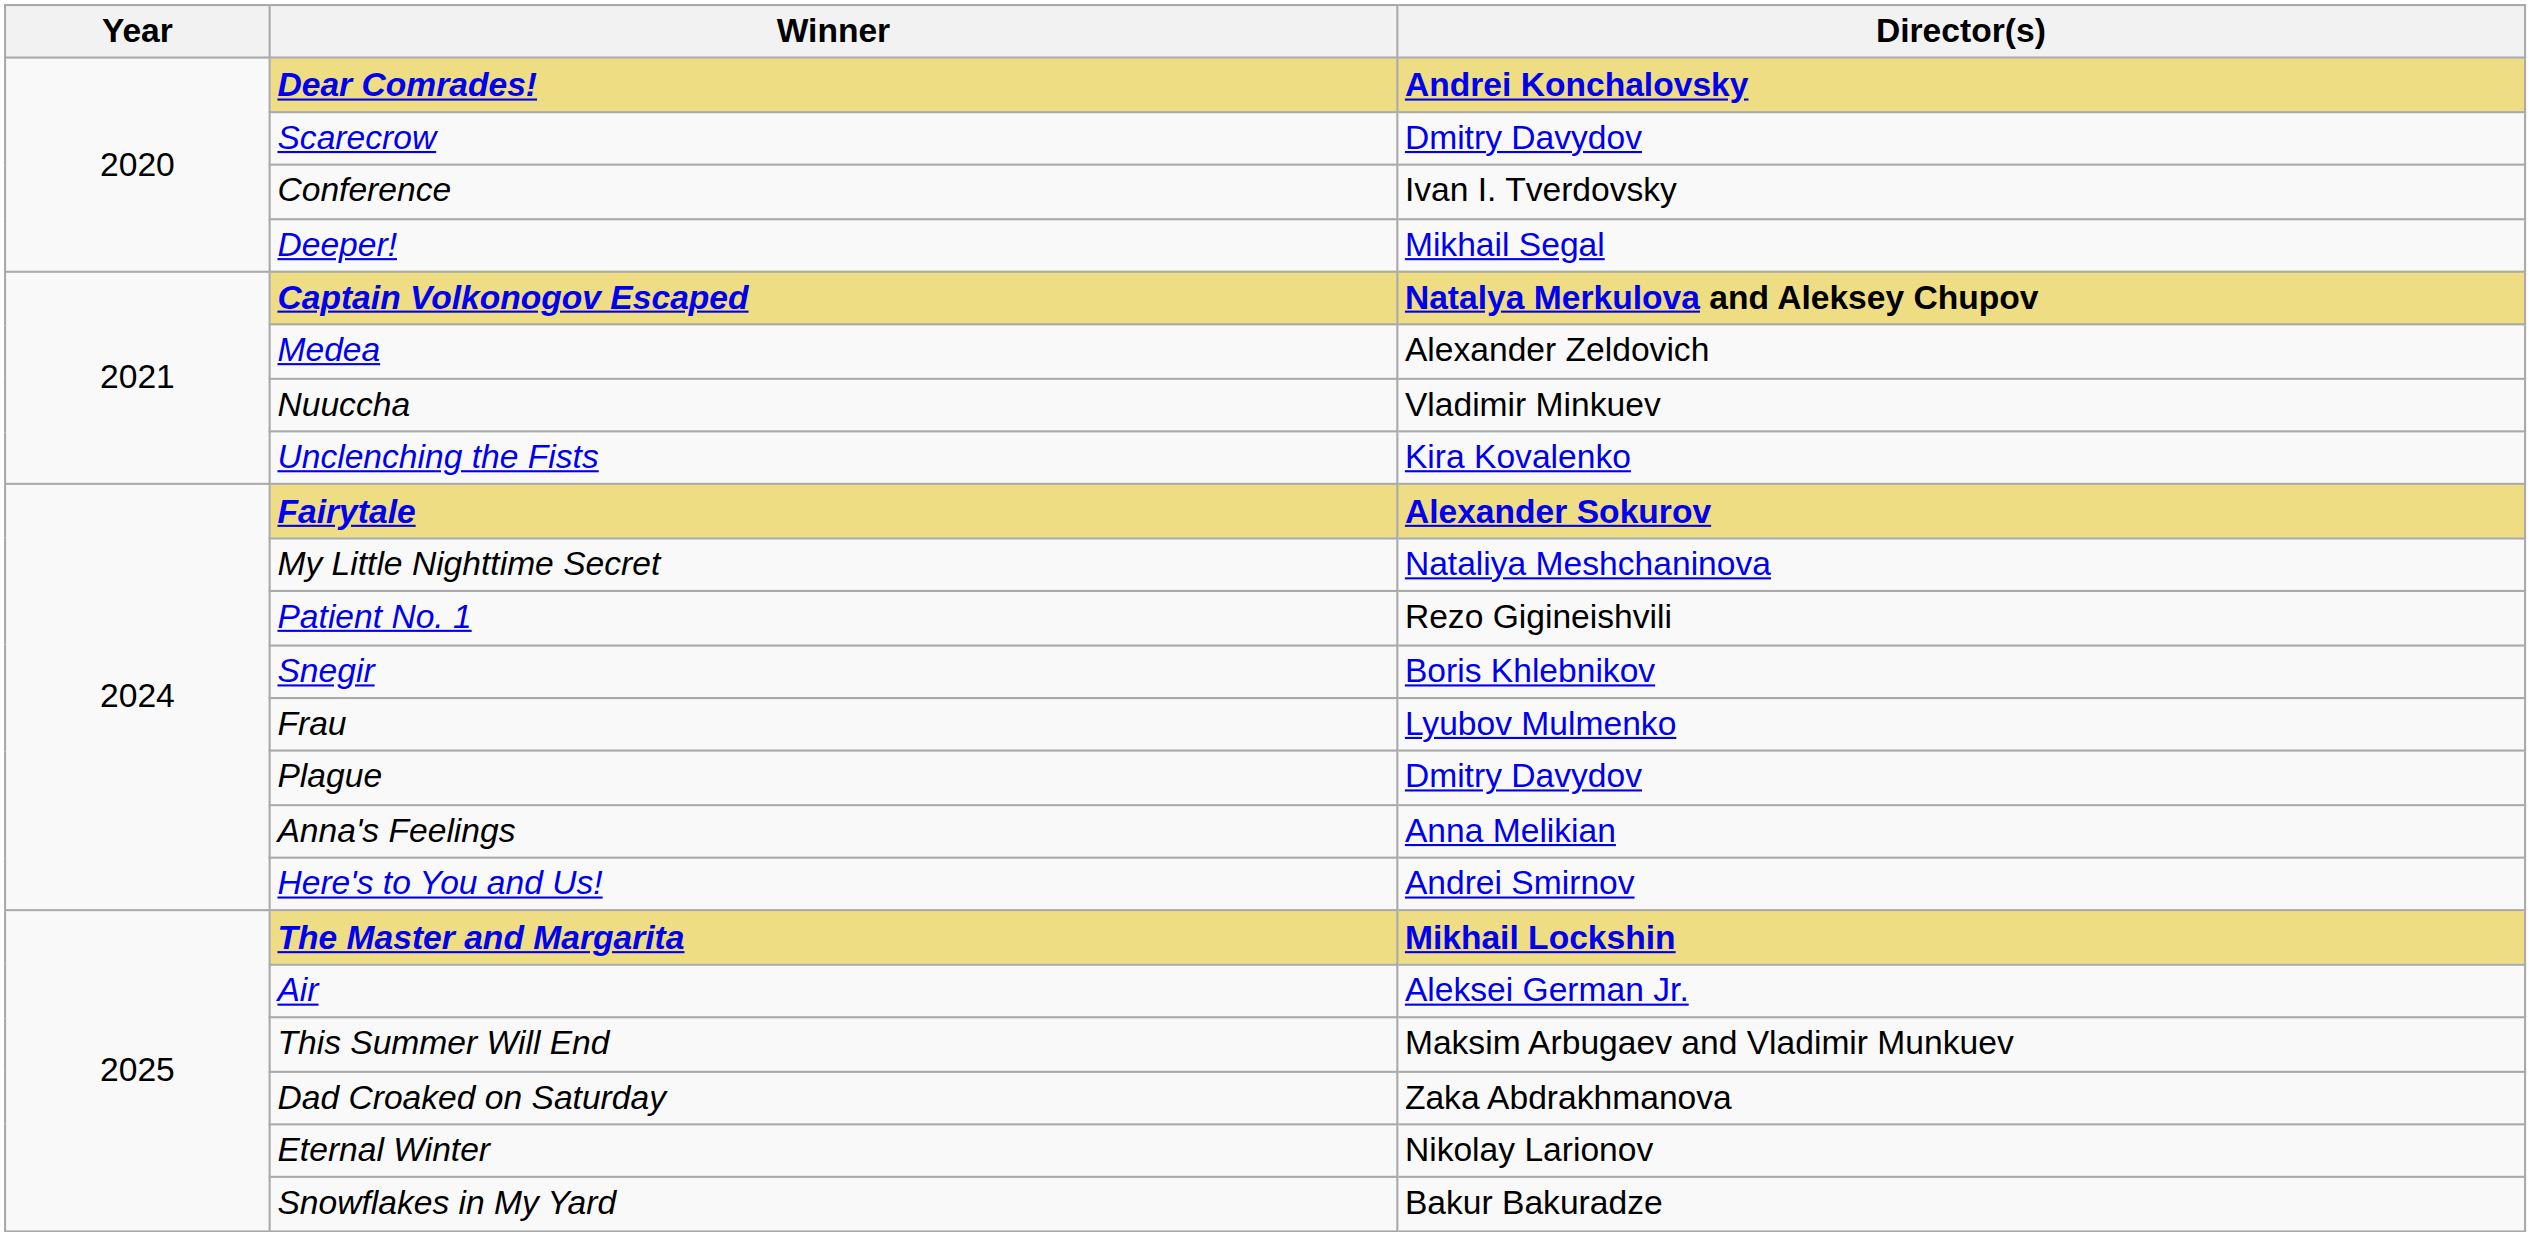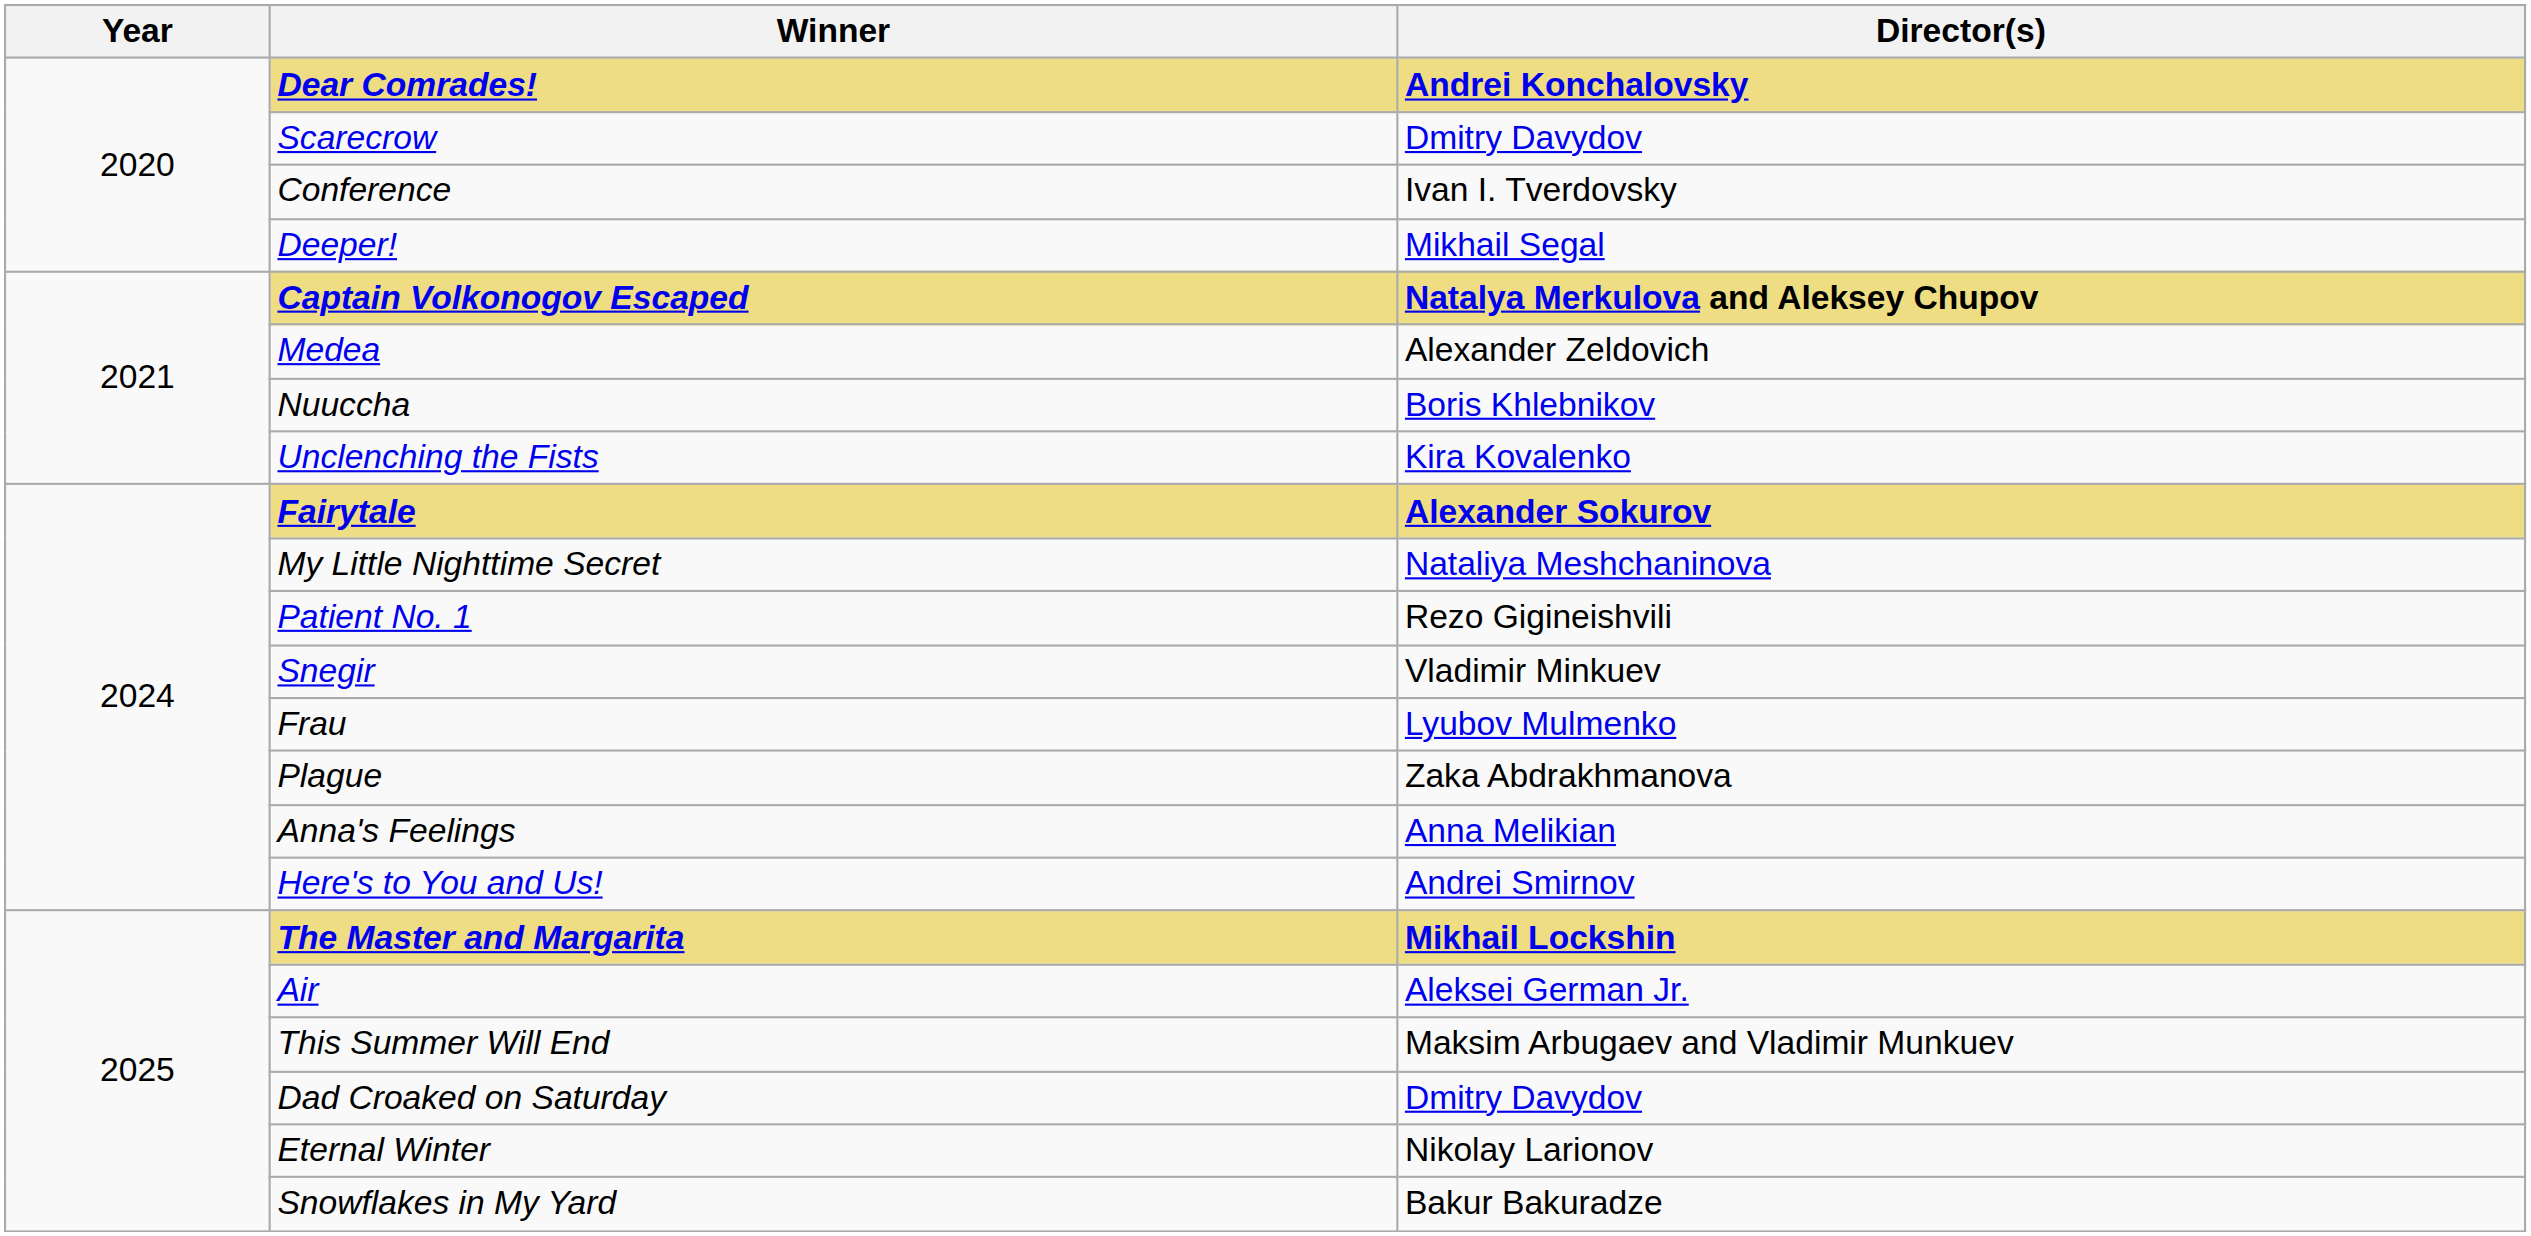(1533, 404) Vladimir Minkuev -> (1530, 404) Boris Khlebnikov
(1530, 670) Boris Khlebnikov -> (1533, 670) Vladimir Minkuev
(1523, 777) Dmitry Davydov -> (1568, 777) Zaka Abdrakhmanova
(1568, 1096) Zaka Abdrakhmanova -> (1523, 1096) Dmitry Davydov
